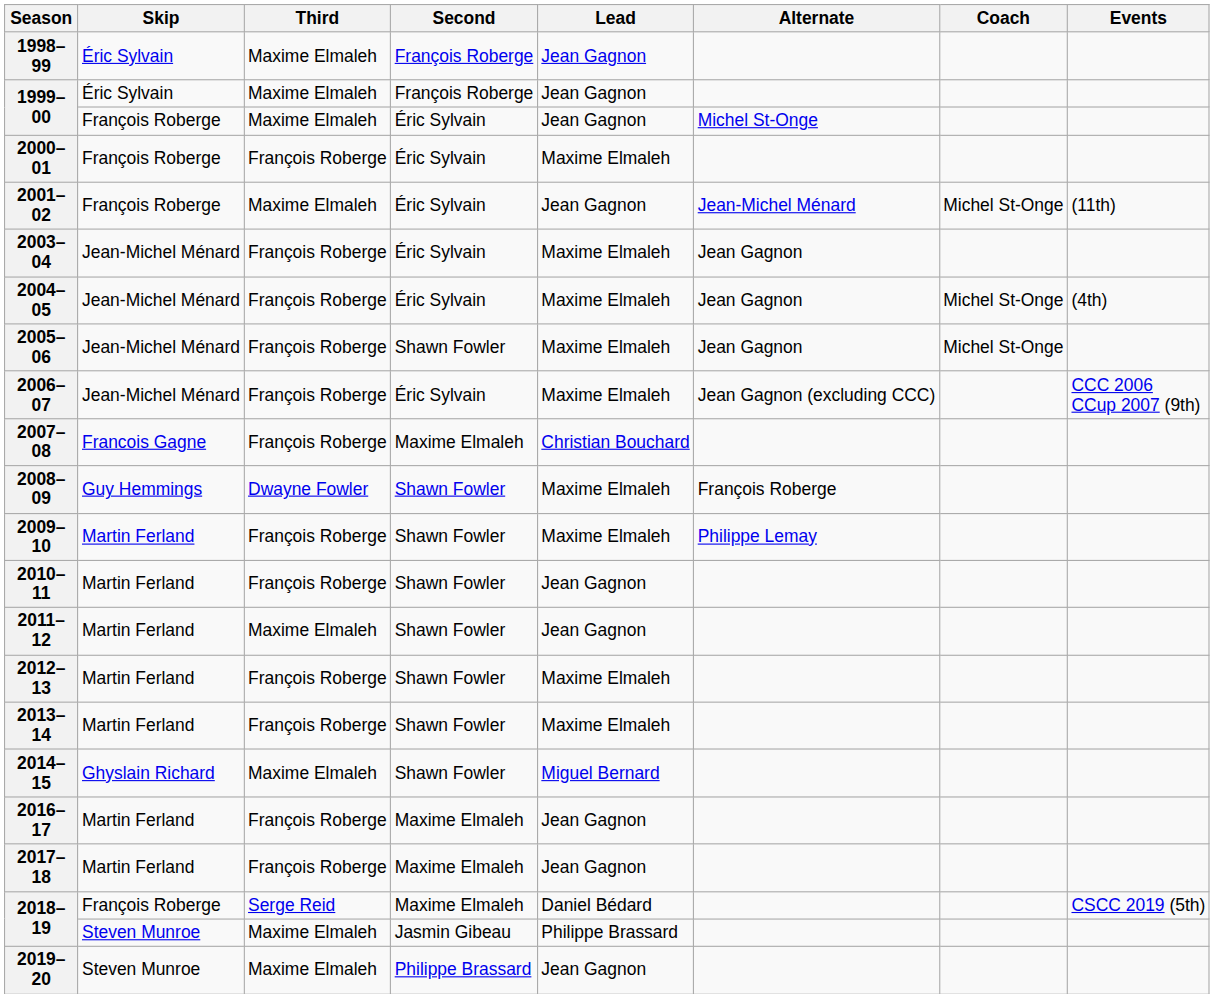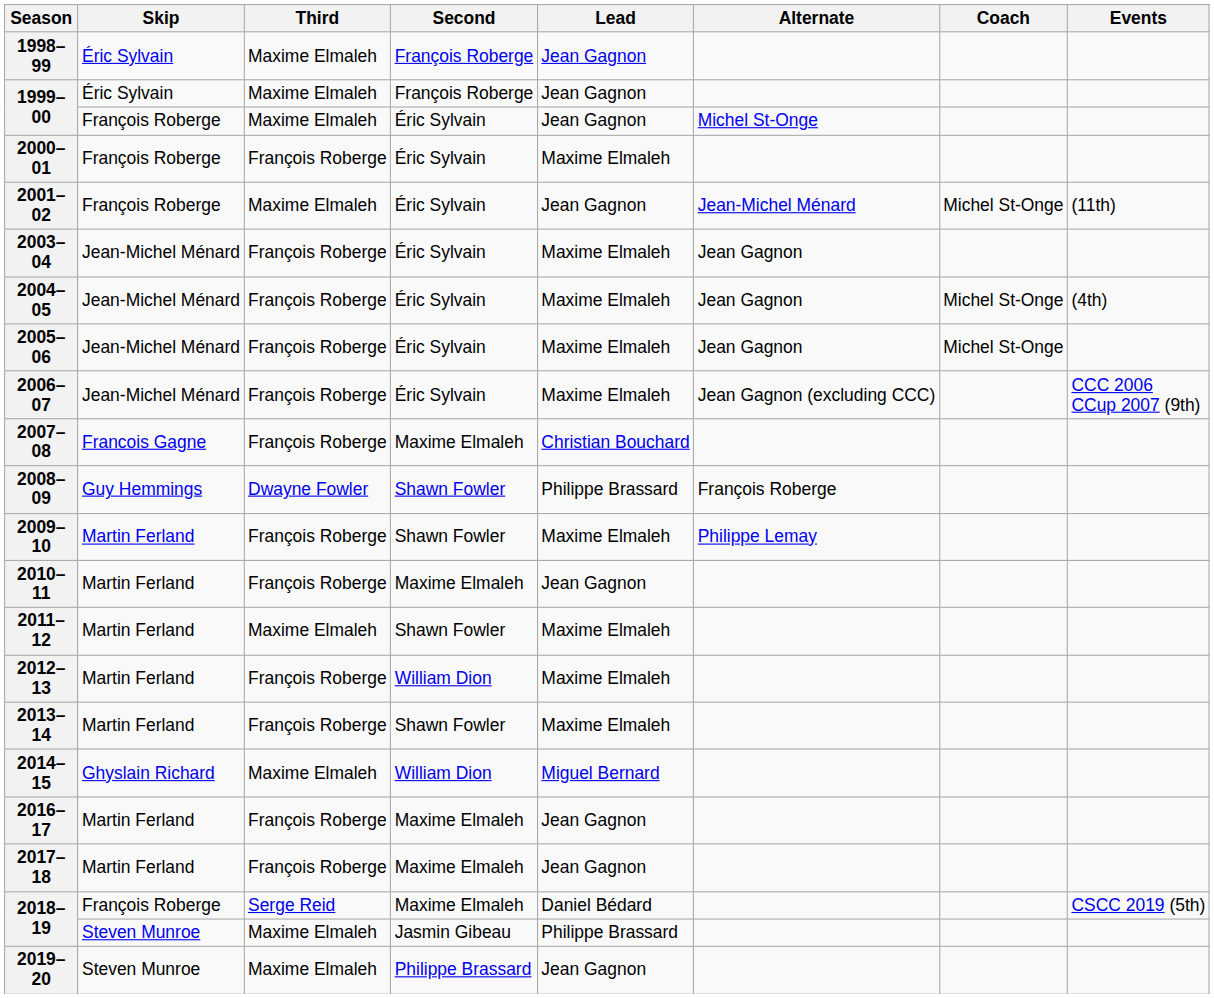(450, 347) Shawn Fowler -> (440, 347) Éric Sylvain
(606, 489) Maxime Elmaleh -> (610, 489) Philippe Brassard
(450, 583) Shawn Fowler -> (459, 583) Maxime Elmaleh
(594, 631) Jean Gagnon -> (606, 631) Maxime Elmaleh
(450, 678) Shawn Fowler -> (443, 678) William Dion
(450, 773) Shawn Fowler -> (443, 773) William Dion
